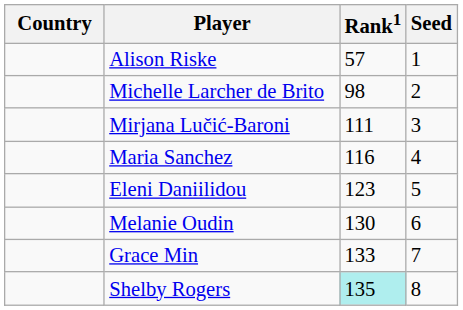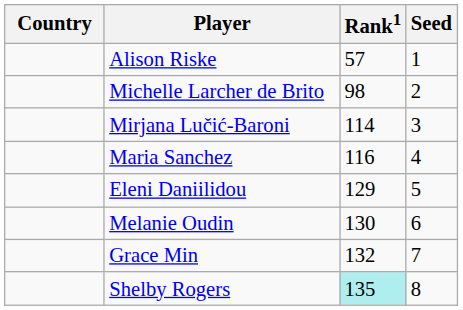(359, 124) 111 -> (360, 124) 114
(360, 190) 123 -> (360, 190) 129
(360, 255) 133 -> (360, 255) 132
